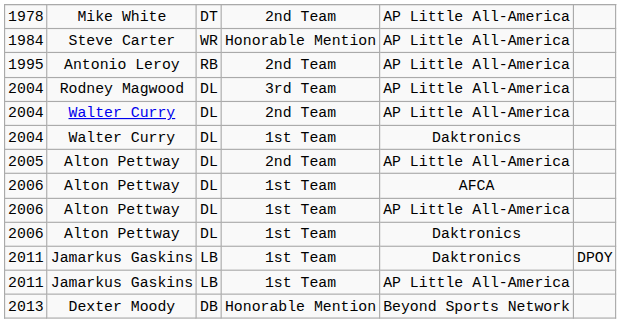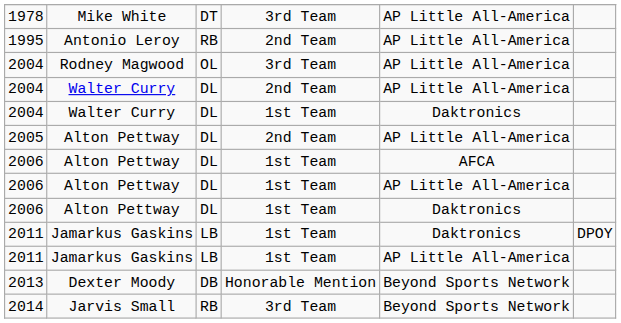(301, 17) 2nd Team -> (301, 17) 3rd Team
- row: (26, 41)
(209, 89) DL -> (209, 65) OL
+ row: (26, 306)
